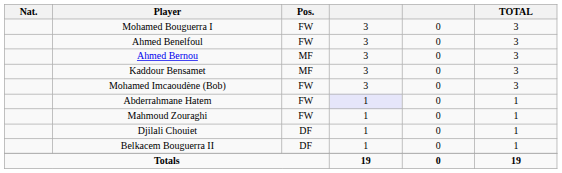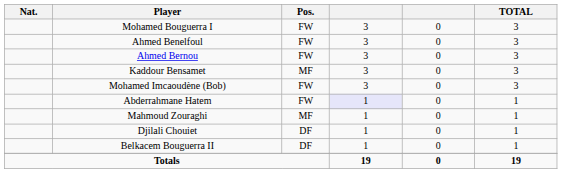(306, 56) MF -> (306, 56) FW
(306, 115) FW -> (306, 115) MF
